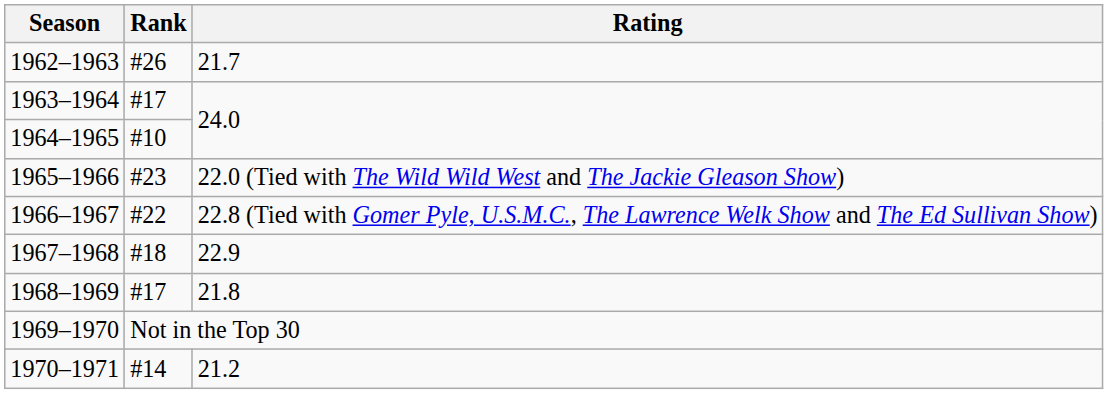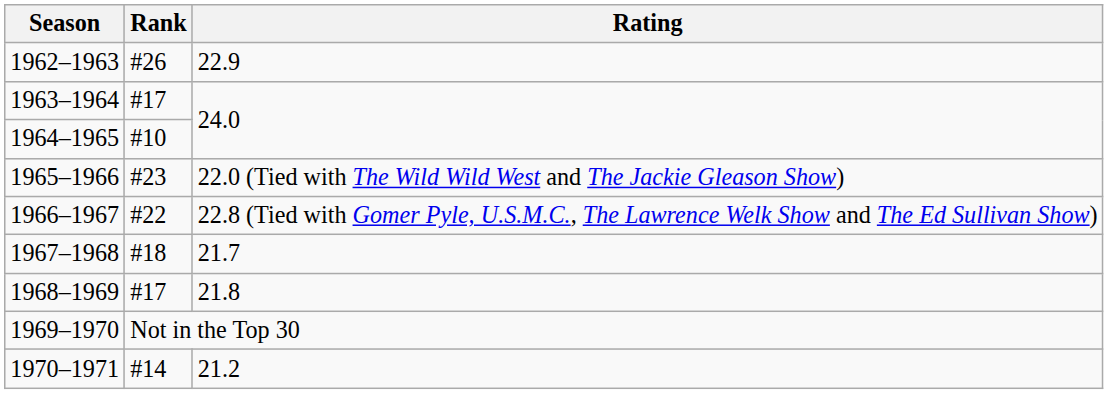(219, 61) 21.7 -> (219, 61) 22.9
(219, 253) 22.9 -> (219, 253) 21.7
